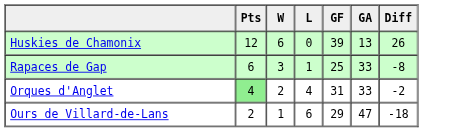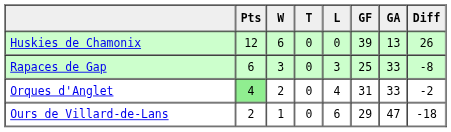+ column: (309, 18)
(309, 67) 1 -> (337, 67) 3
